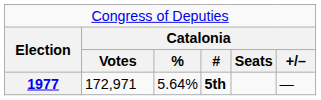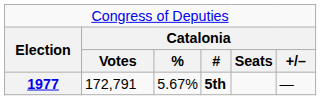(111, 84) 172,971 -> (111, 84) 172,791
(178, 84) 5.64% -> (178, 84) 5.67%
